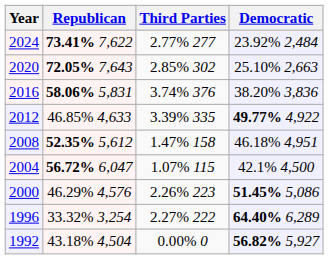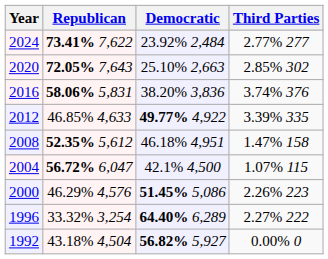columns swapped: (276, 17) <-> (183, 17)
